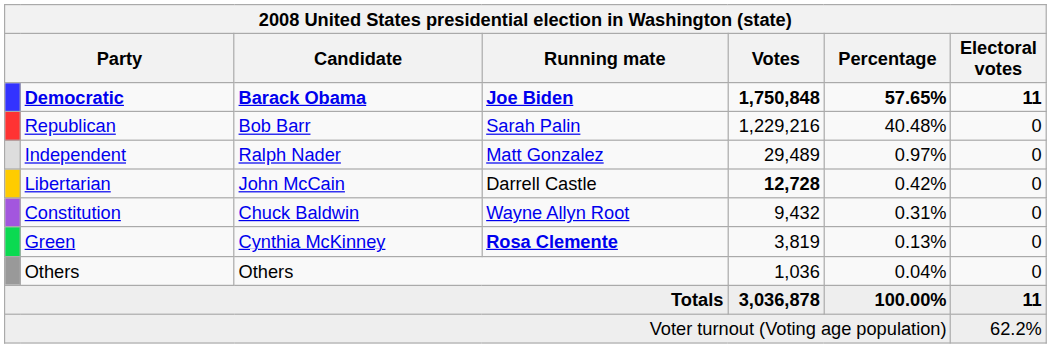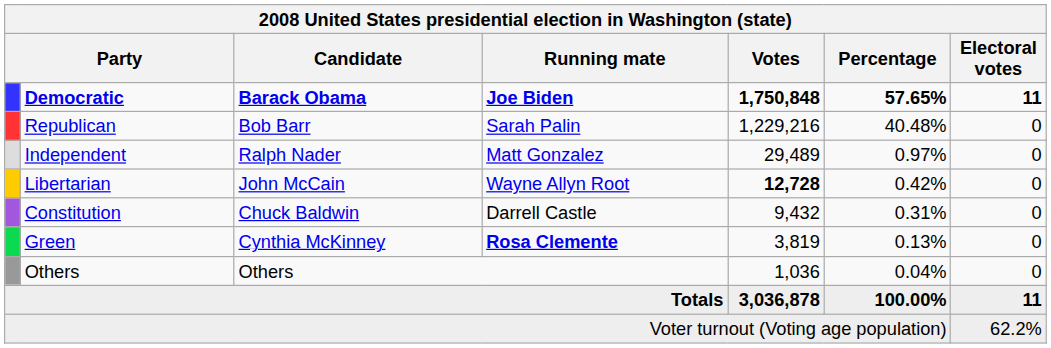(541, 184) Darrell Castle -> (558, 184) Wayne Allyn Root
(558, 213) Wayne Allyn Root -> (541, 213) Darrell Castle
